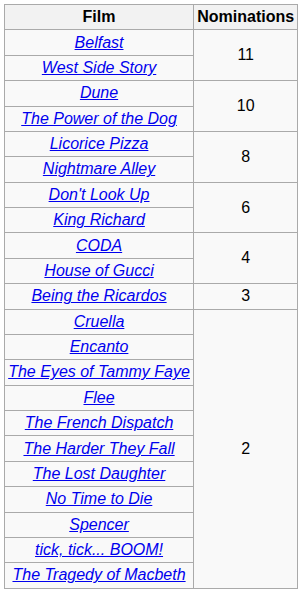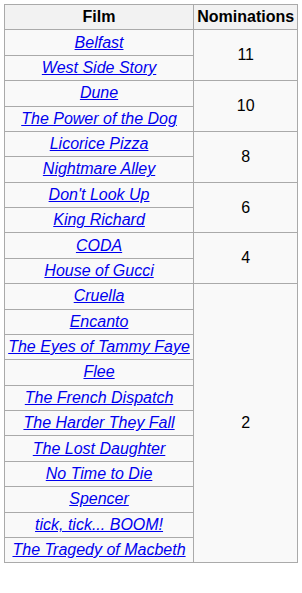- row: (99, 296)
